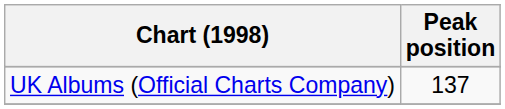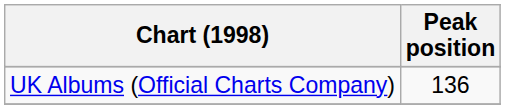(450, 85) 137 -> (450, 85) 136
